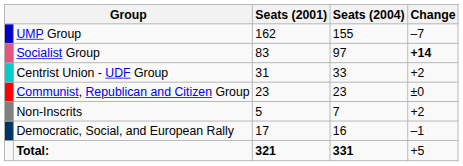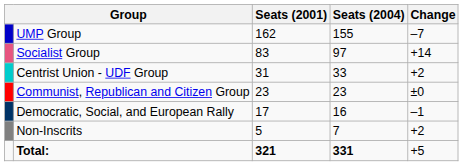(421, 53) bold -> (421, 53) normal
rows swapped: (125, 131) <-> (49, 112)
